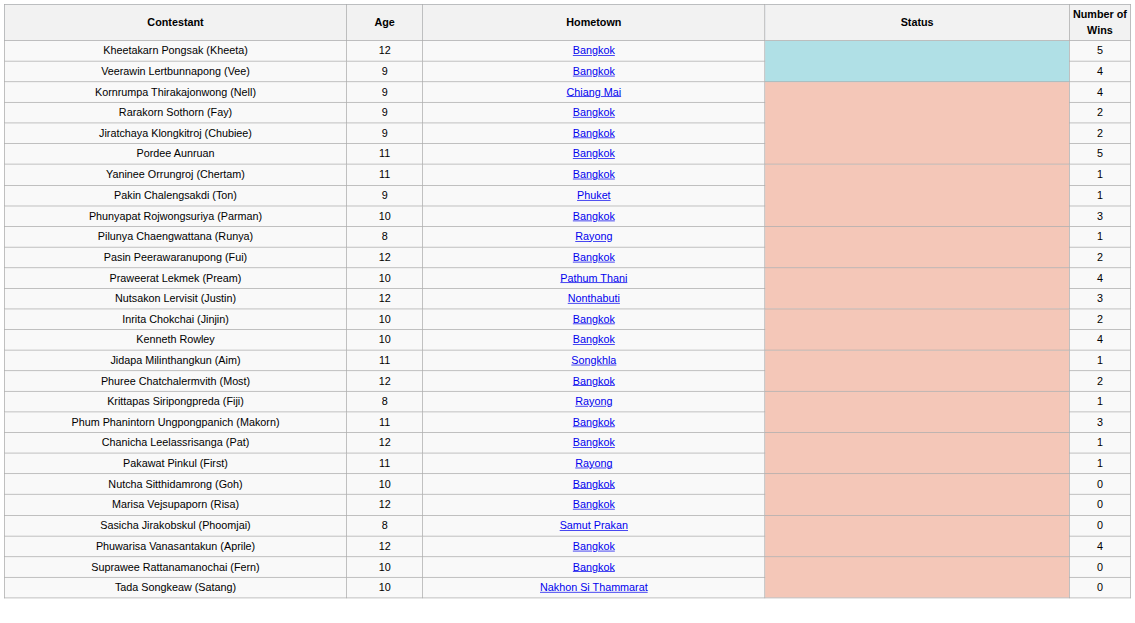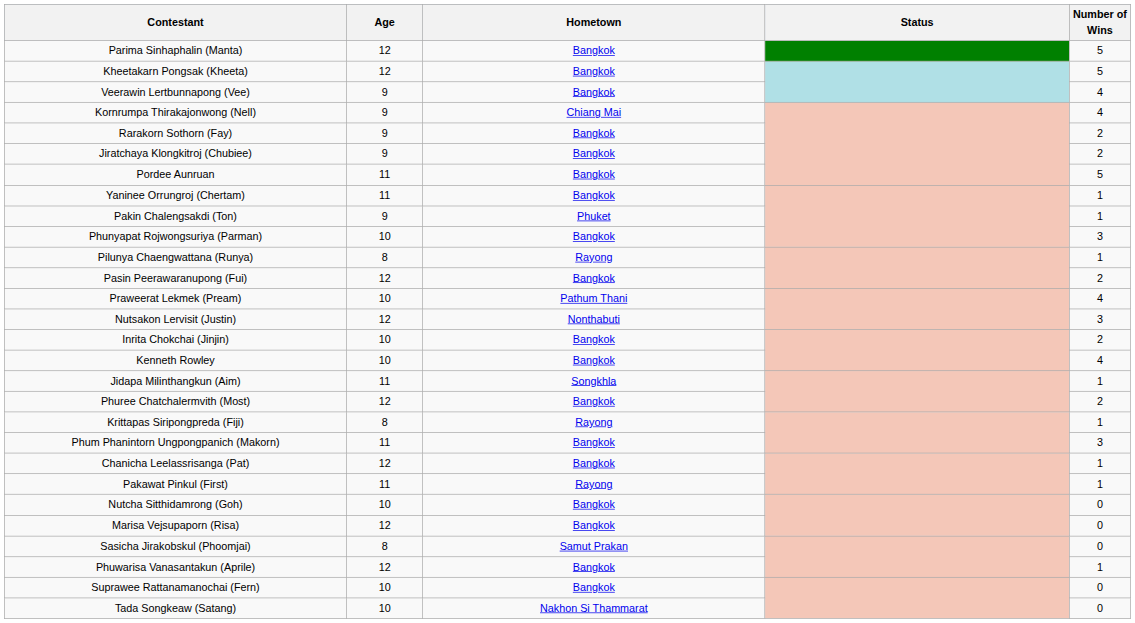+ row: (175, 51)
(1100, 546) 4 -> (1100, 567) 1
